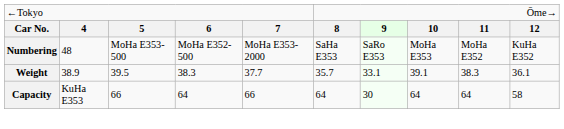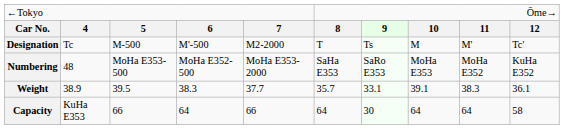+ row: (33, 45)
